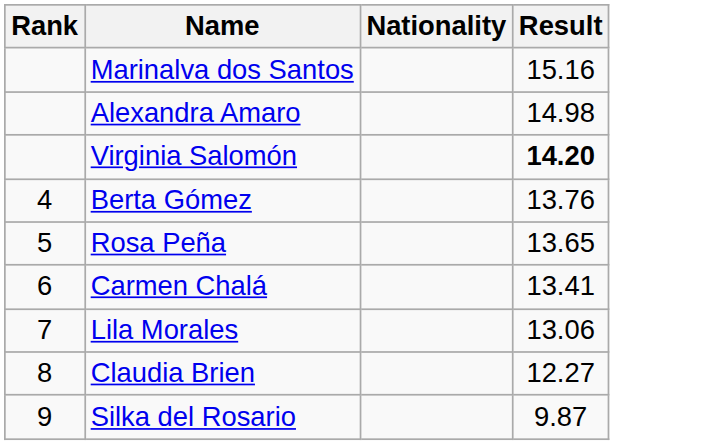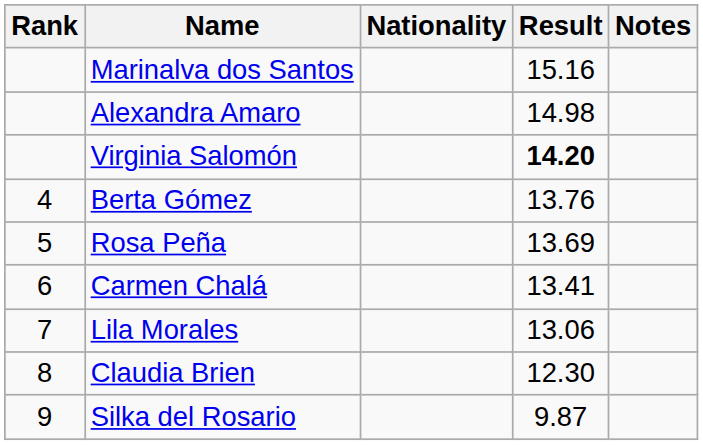+ column: (653, 26)
(561, 243) 13.65 -> (561, 243) 13.69
(561, 373) 12.27 -> (561, 373) 12.30
